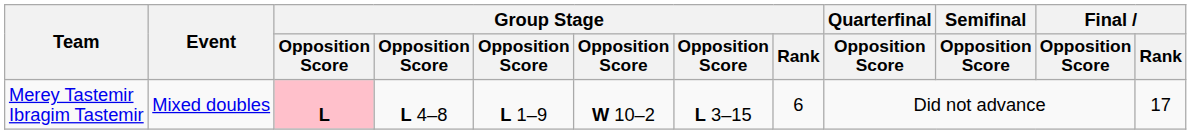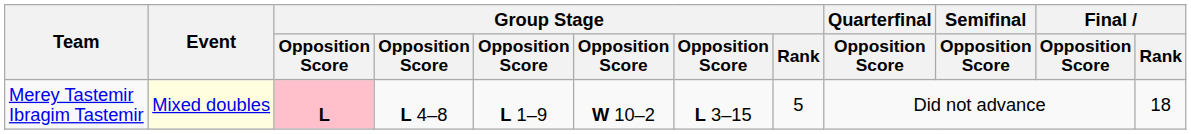(211, 105) no background -> (211, 105) lightyellow background
(798, 105) 6 -> (798, 105) 5
(1161, 105) 17 -> (1161, 105) 18
